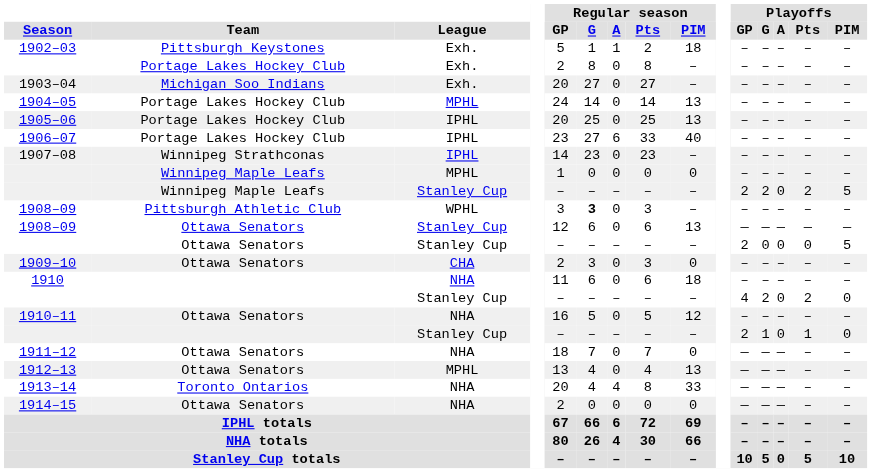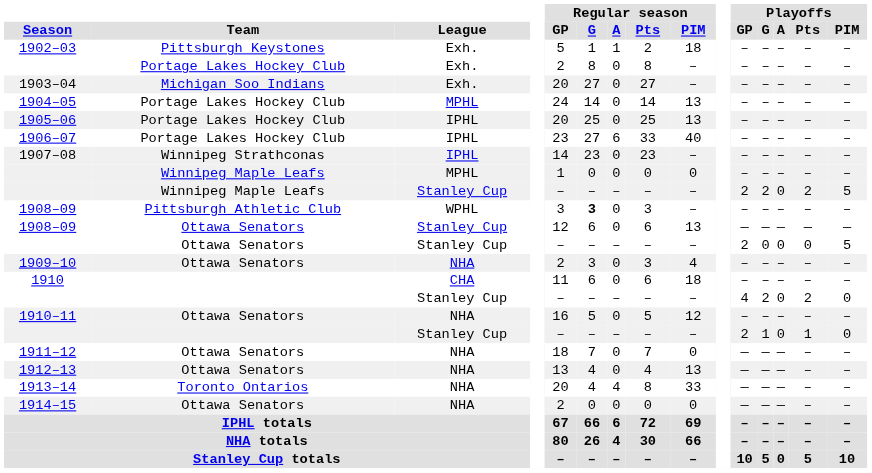(462, 263) CHA -> (462, 263) NHA
(693, 263) 0 -> (693, 263) 4
(462, 281) NHA -> (462, 281) CHA
(462, 370) MPHL -> (462, 370) NHA
